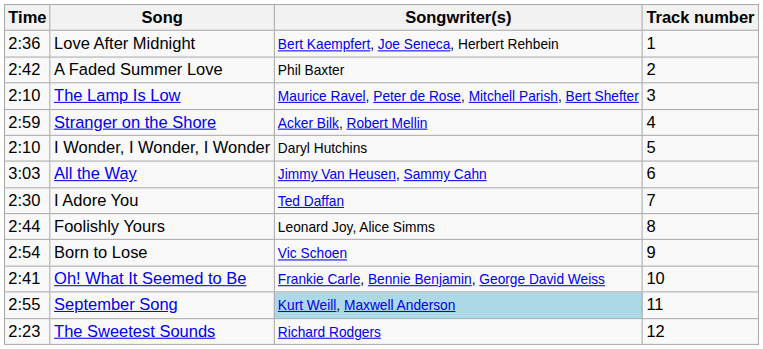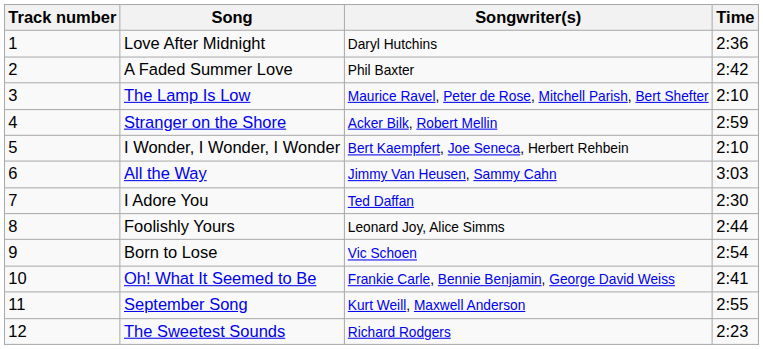columns swapped: (700, 17) <-> (27, 17)
(418, 44) Bert Kaempfert, Joe Seneca, Herbert Rehbein -> (392, 44) Daryl Hutchins
(323, 149) Daryl Hutchins -> (488, 149) Bert Kaempfert, Joe Seneca, Herbert Rehbein
(367, 306) lightblue background -> (437, 306) no background
